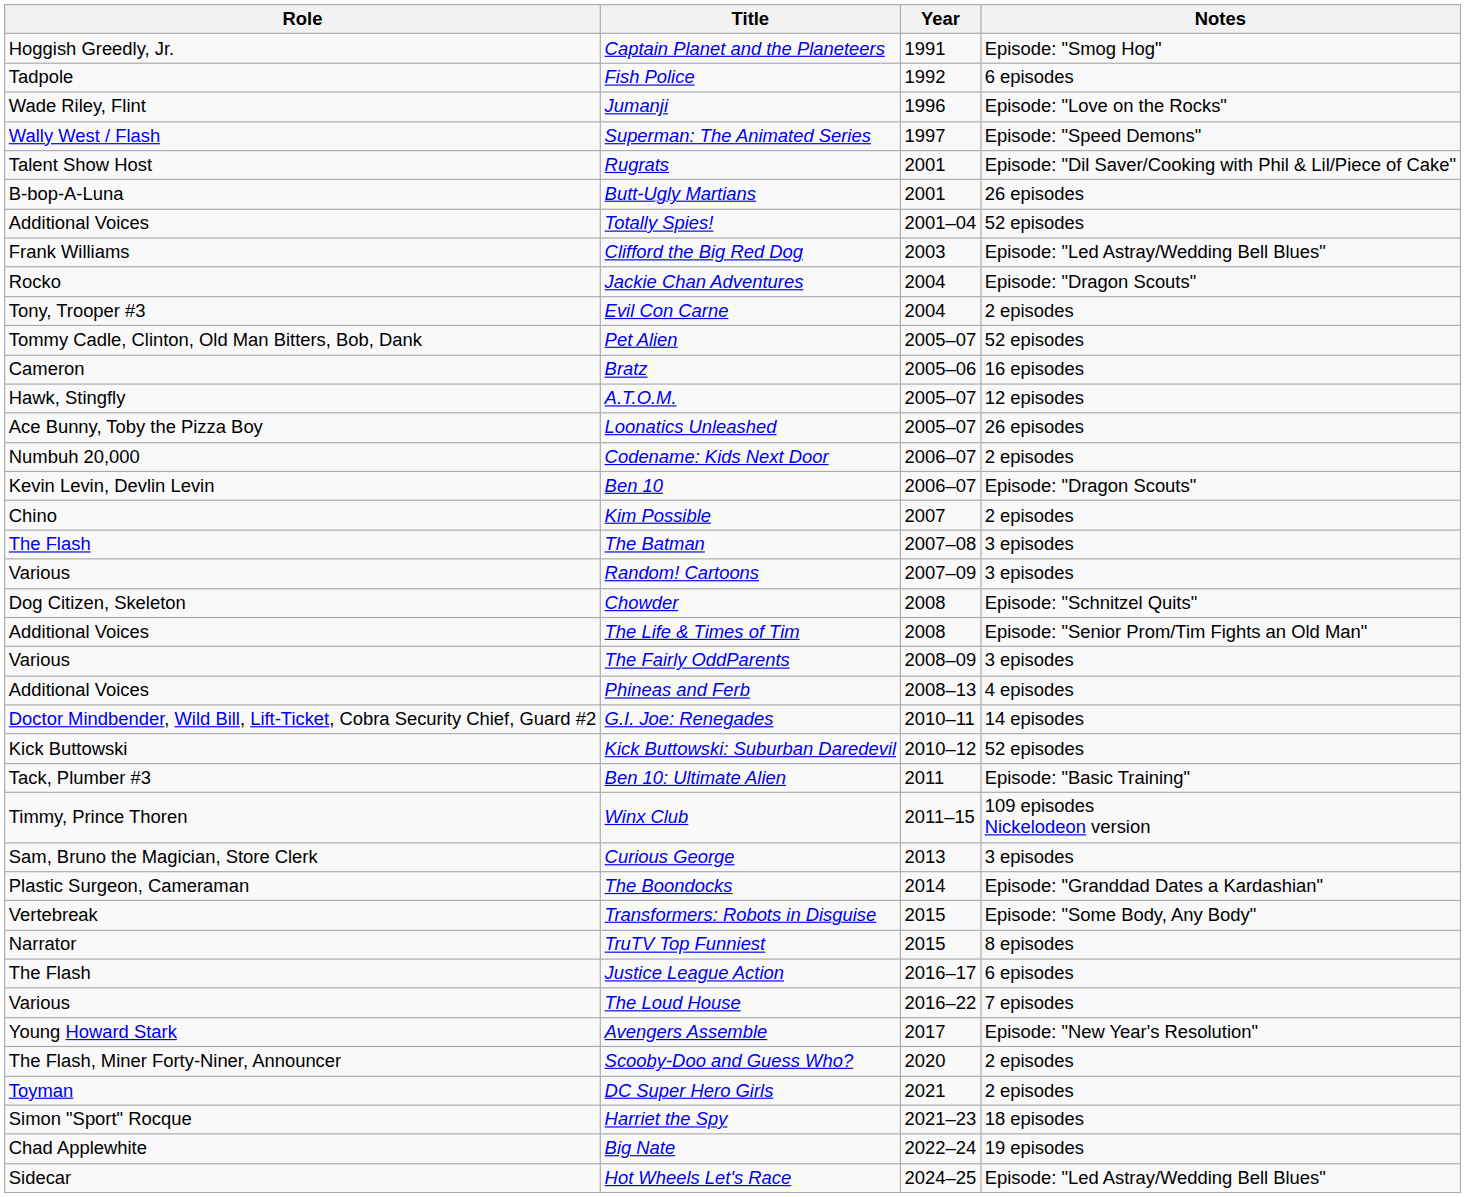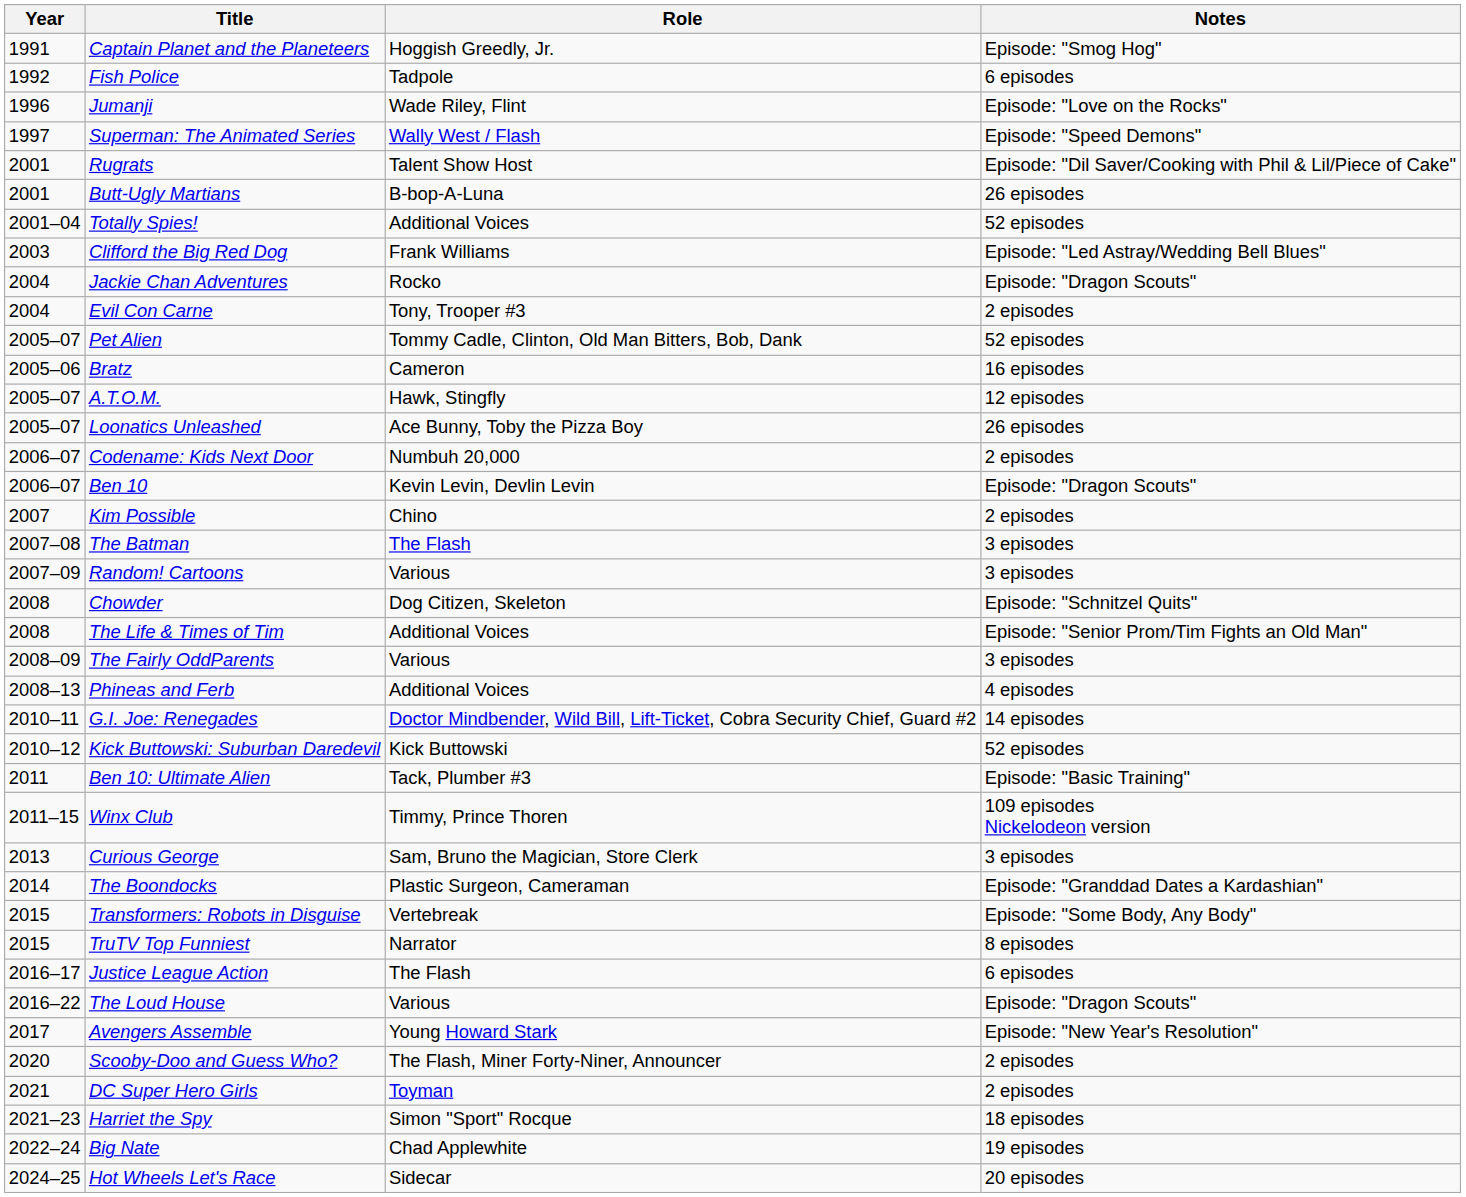columns swapped: (940, 19) <-> (302, 19)
(1029, 1002) 7 episodes -> (1090, 1002) Episode: "Dragon Scouts"
(1155, 1177) Episode: "Led Astray/Wedding Bell Blues" -> (1034, 1177) 20 episodes
